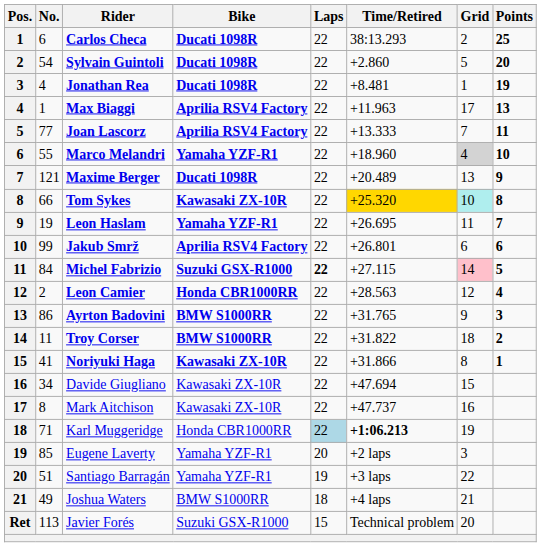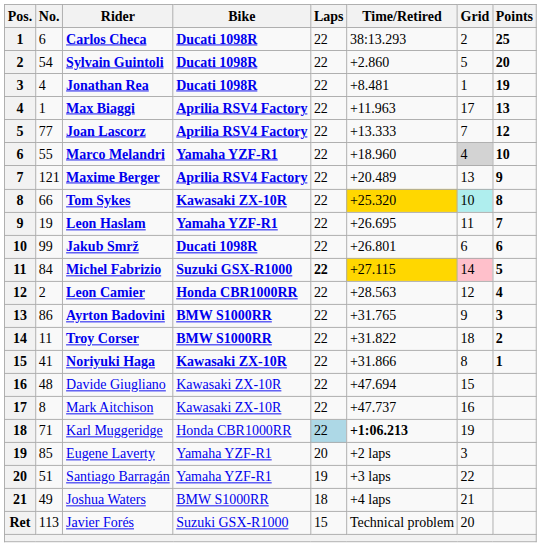(502, 131) 11 -> (503, 131) 12
(217, 177) Ducati 1098R -> (242, 177) Aprilia RSV4 Factory
(242, 246) Aprilia RSV4 Factory -> (217, 246) Ducati 1098R
(373, 269) no background -> (373, 269) gold background
(46, 385) 34 -> (46, 385) 48
